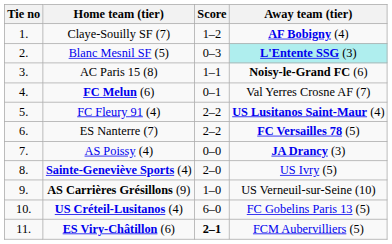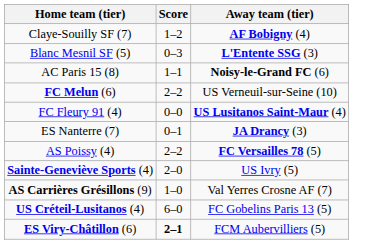- column: (24, 14)
(308, 53) paleturquoise background -> (270, 53) no background
(212, 92) 0–1 -> (173, 92) 2–2
(308, 92) Val Yerres Crosne AF (7) -> (270, 92) US Verneuil-sur-Seine (10)
(212, 111) 2–2 -> (173, 111) 0–0
(212, 131) 2–2 -> (173, 131) 0–1
(308, 131) FC Versailles 78 (5) -> (270, 131) JA Drancy (3)
(212, 151) 0–0 -> (173, 151) 2–2
(308, 151) JA Drancy (3) -> (270, 151) FC Versailles 78 (5)
(308, 190) US Verneuil-sur-Seine (10) -> (270, 190) Val Yerres Crosne AF (7)
